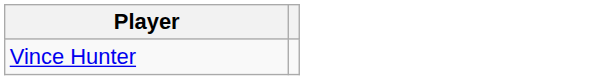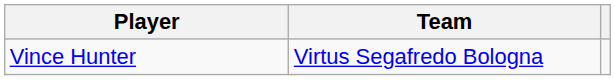+ column: (445, 21)
